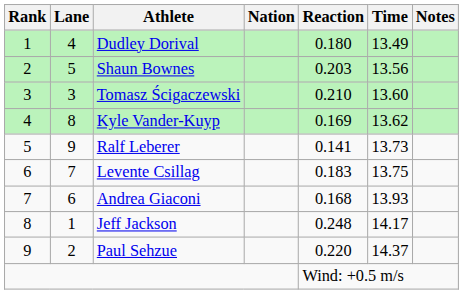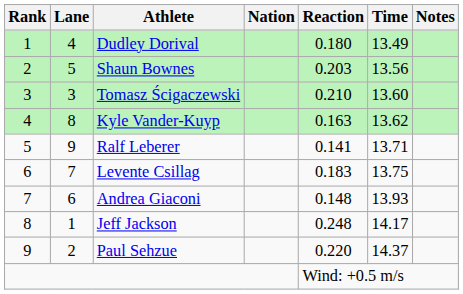(333, 120) 0.169 -> (333, 120) 0.163
(390, 146) 13.73 -> (390, 146) 13.71
(333, 198) 0.168 -> (333, 198) 0.148
